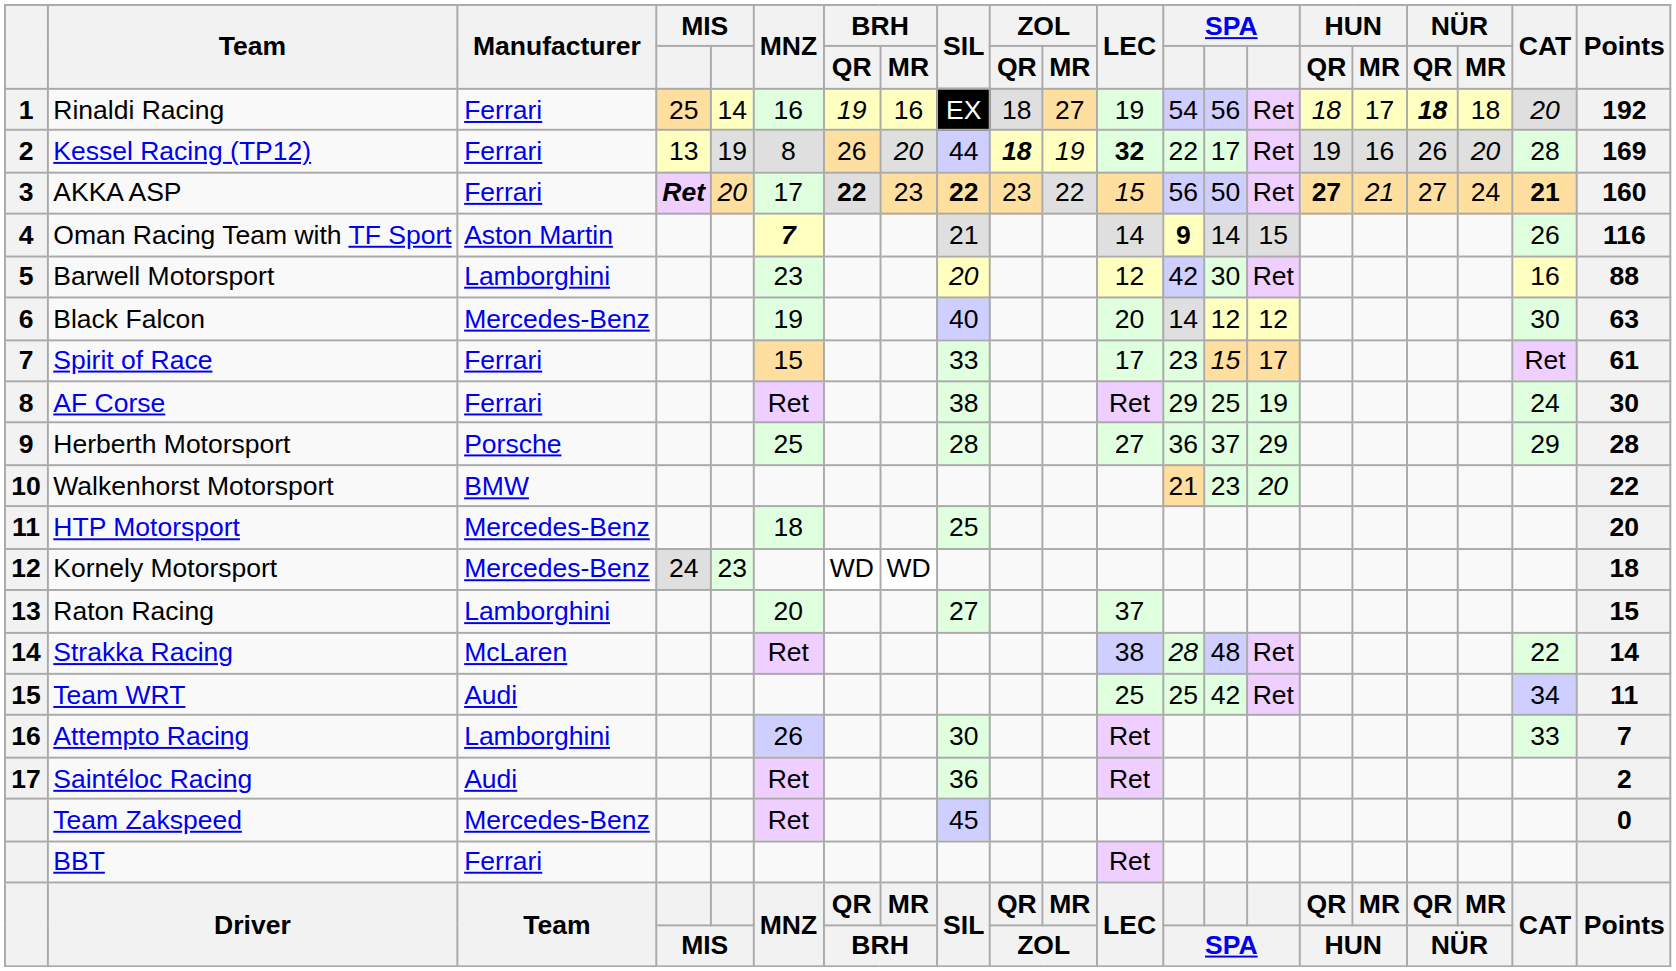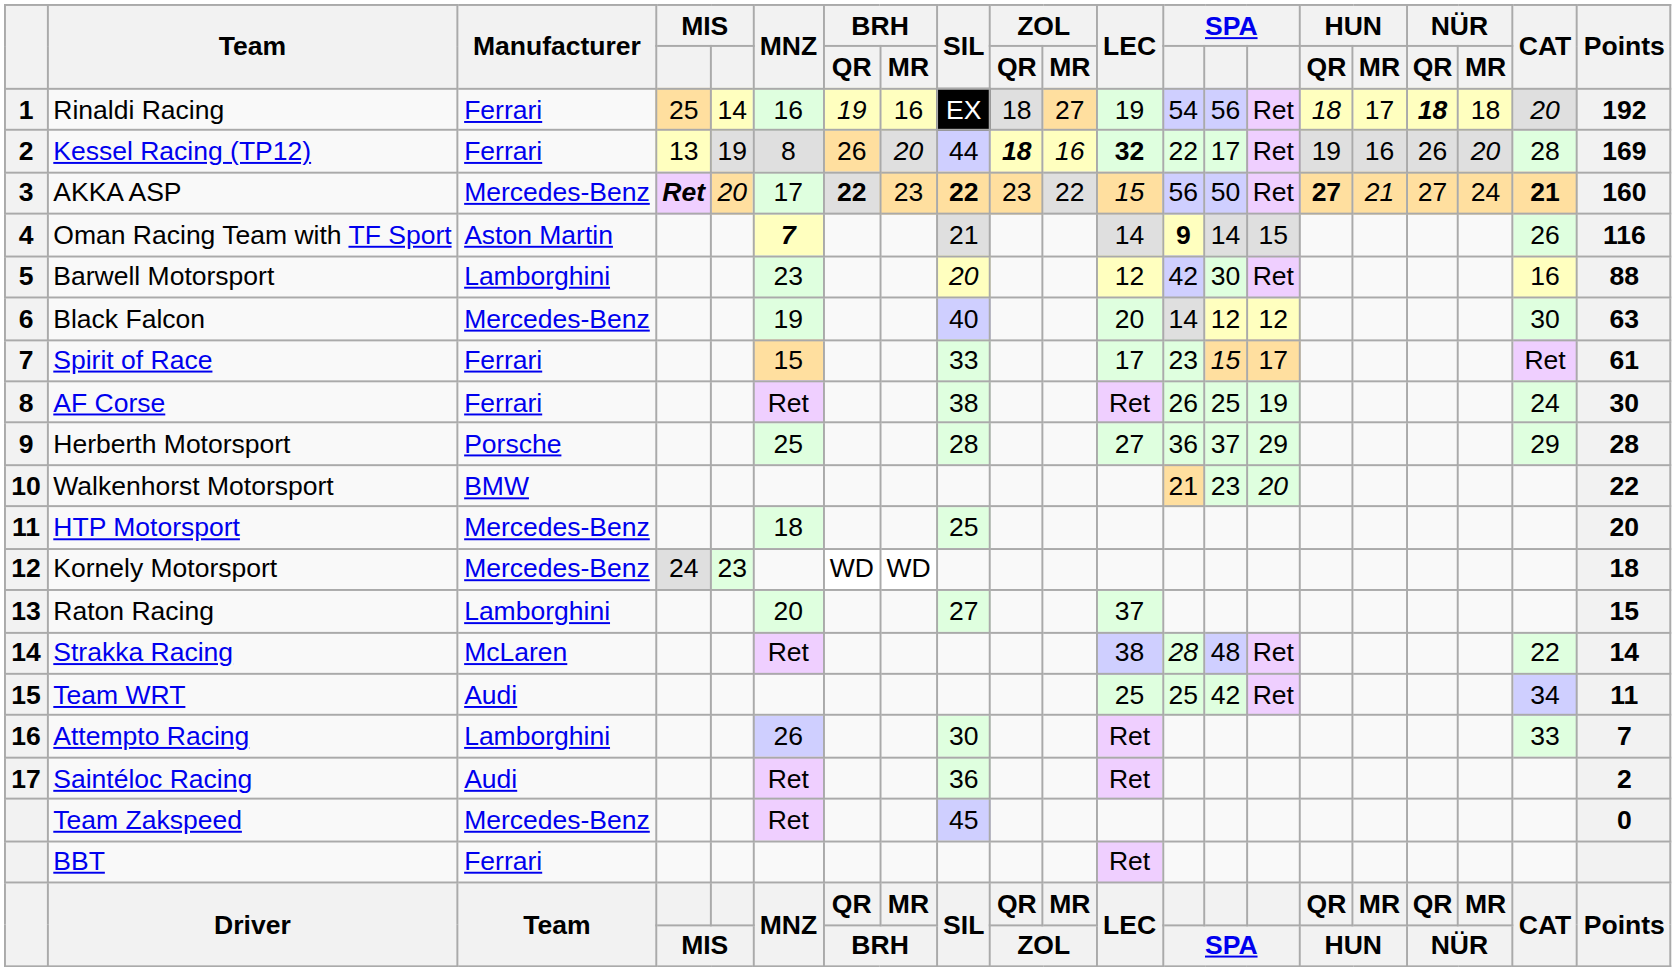(1070, 151) 19 -> (1070, 151) 16
(503, 193) Ferrari -> (557, 193) Mercedes-Benz
(1183, 402) 29 -> (1183, 402) 26
